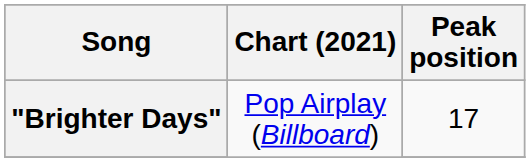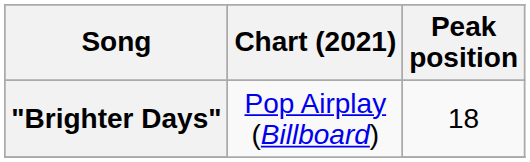(464, 118) 17 -> (464, 118) 18
